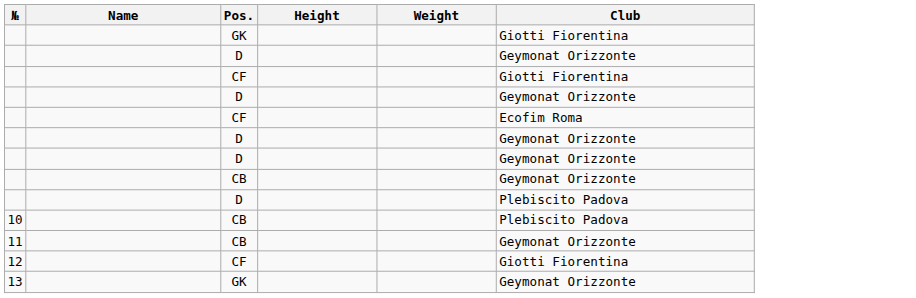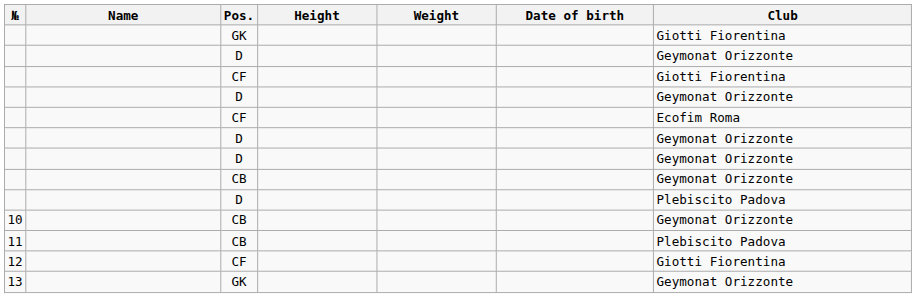+ column: (575, 15)
(564, 220) Plebiscito Padova -> (725, 220) Geymonat Orizzonte
(568, 241) Geymonat Orizzonte -> (721, 241) Plebiscito Padova
